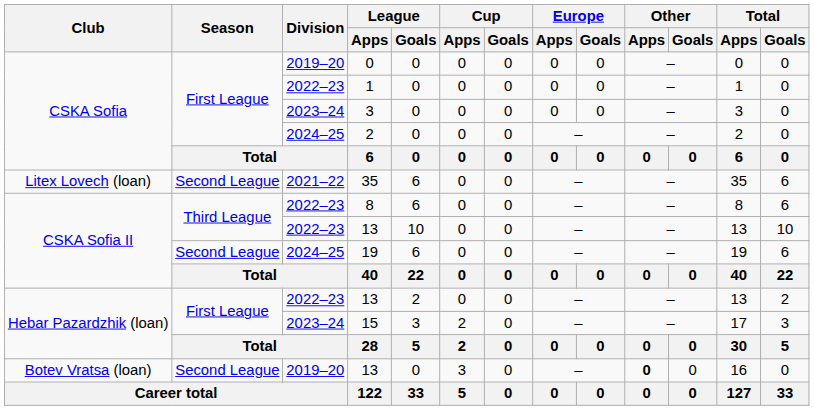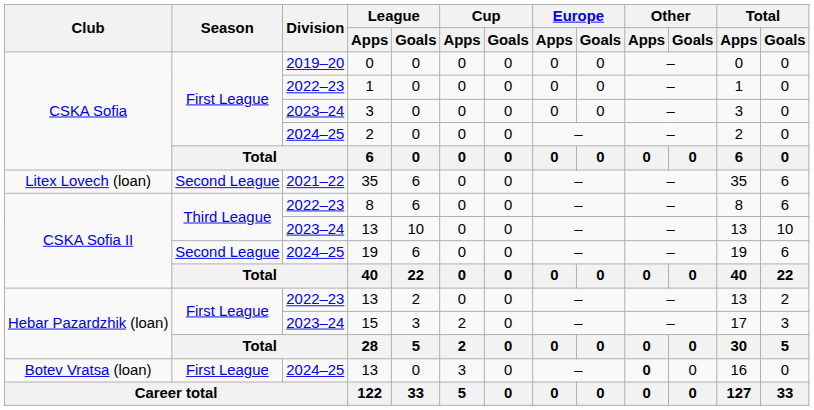(315, 228) 2022–23 -> (315, 228) 2023–24
(227, 370) Second League -> (227, 370) First League
(315, 370) 2019–20 -> (315, 370) 2024–25
